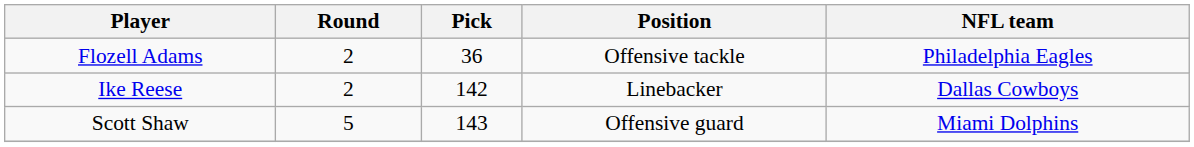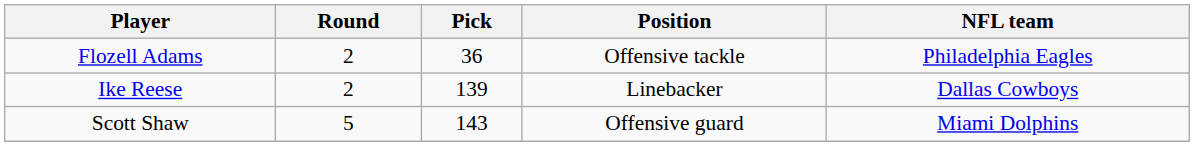(472, 89) 142 -> (472, 89) 139
